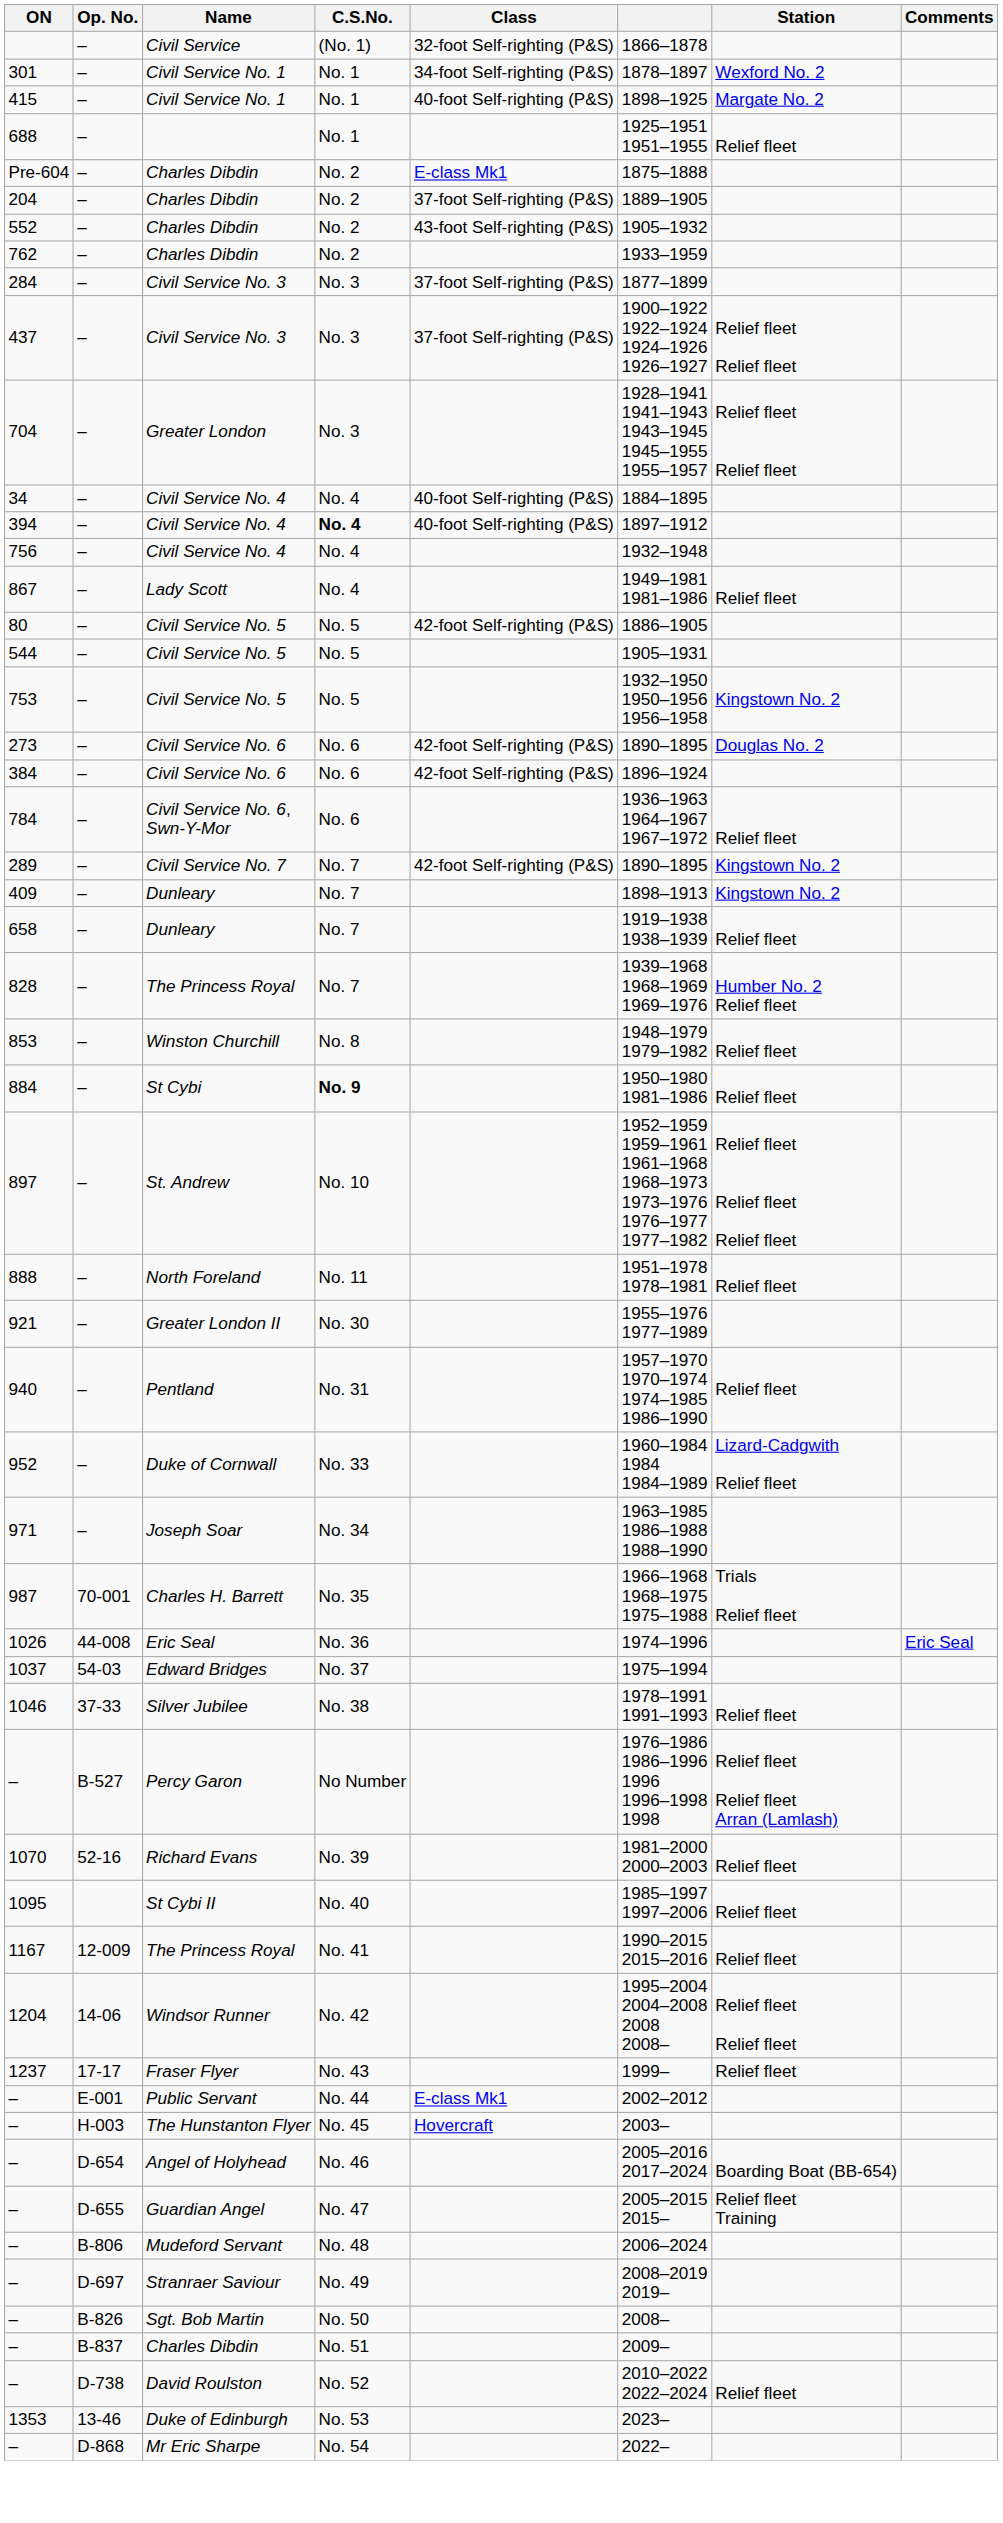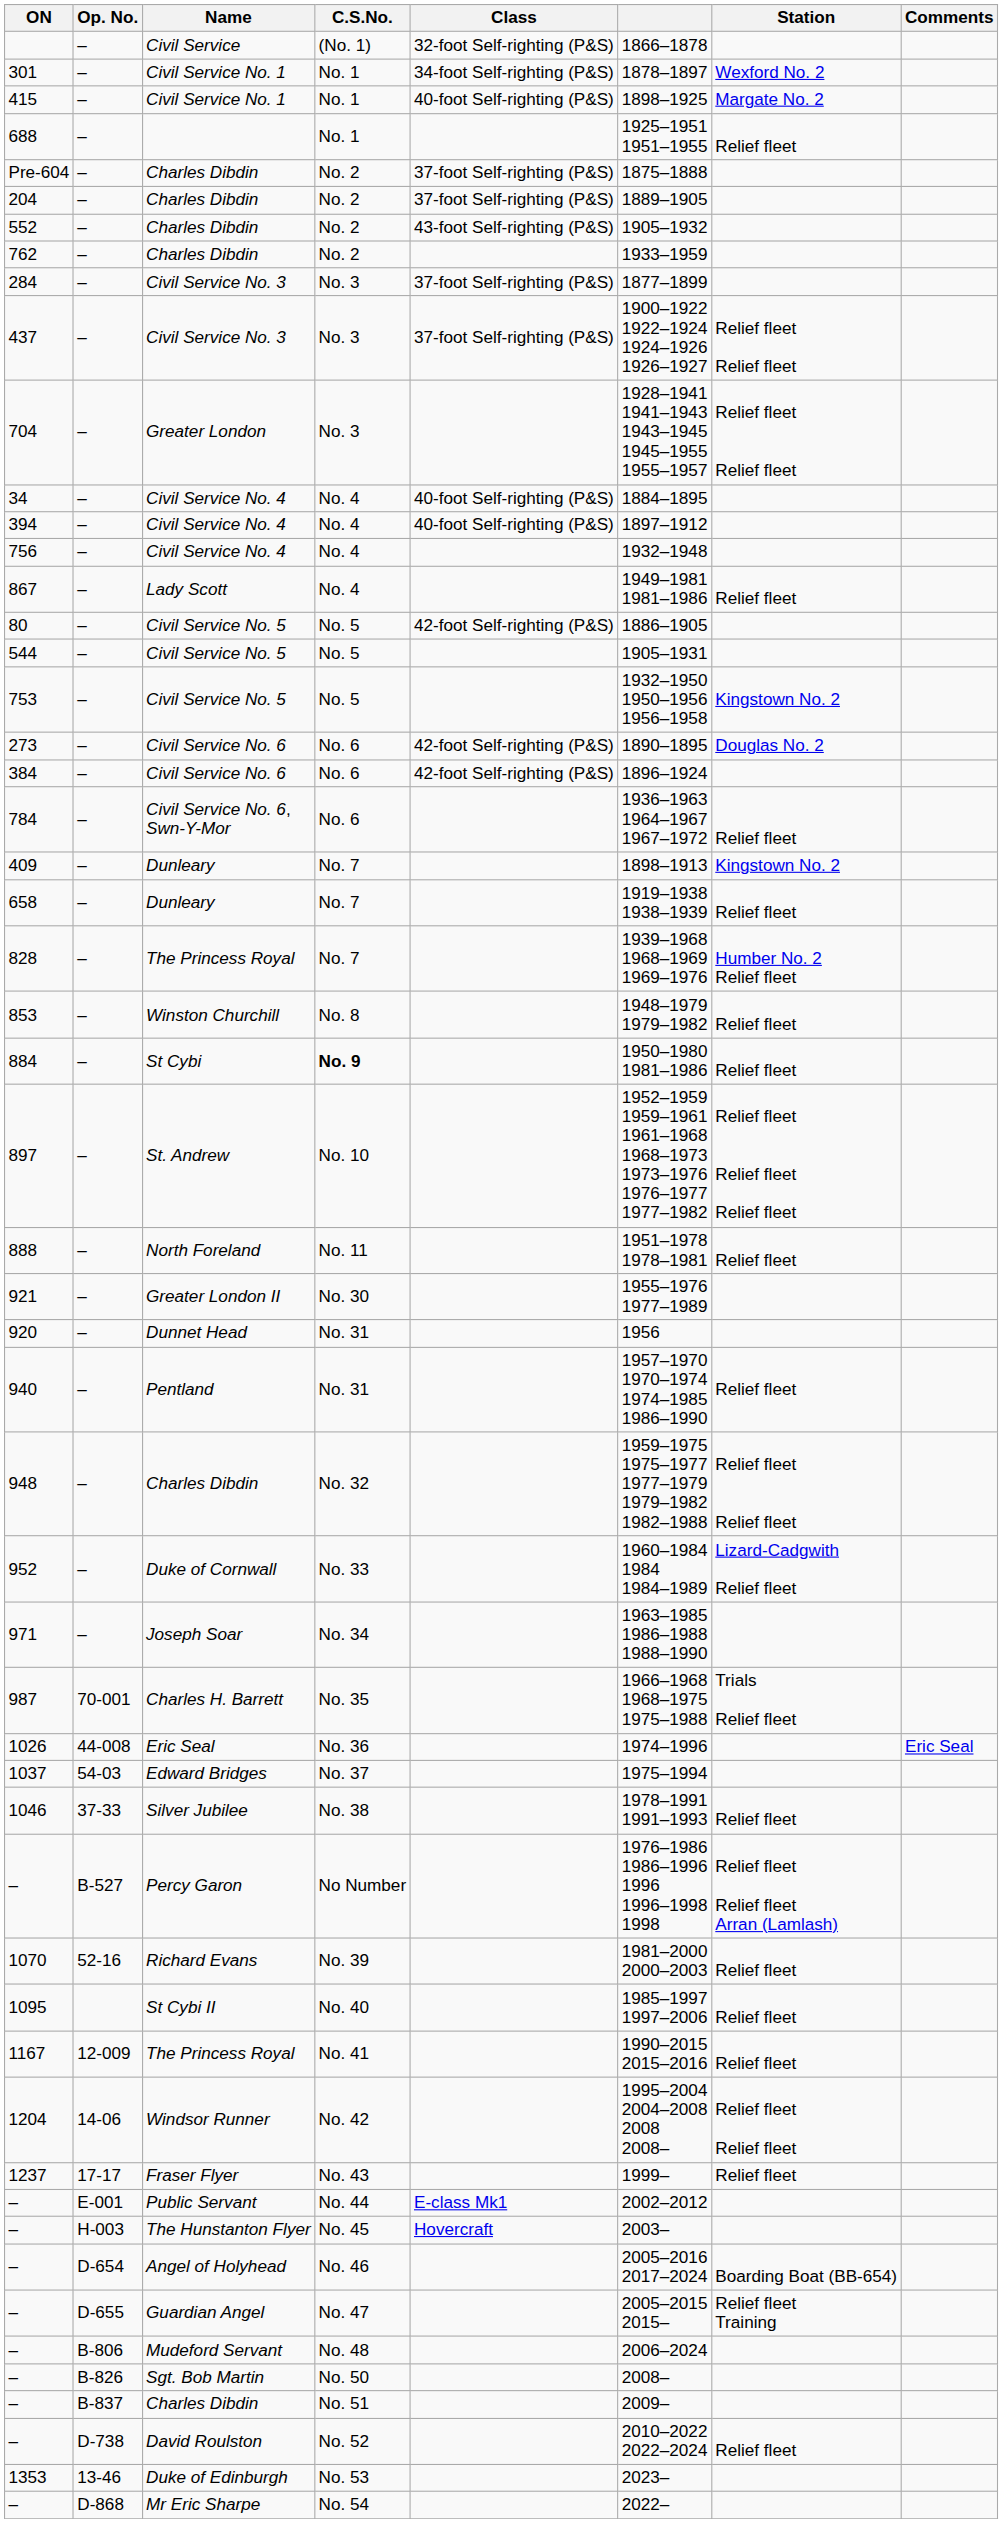(461, 173) E-class Mk1 -> (514, 173) 37-foot Self-righting (P&S)
(339, 525) bold -> (339, 525) normal
- row: (23, 865)
+ row: (23, 1333)
+ row: (23, 1483)
- row: (13, 2282)
